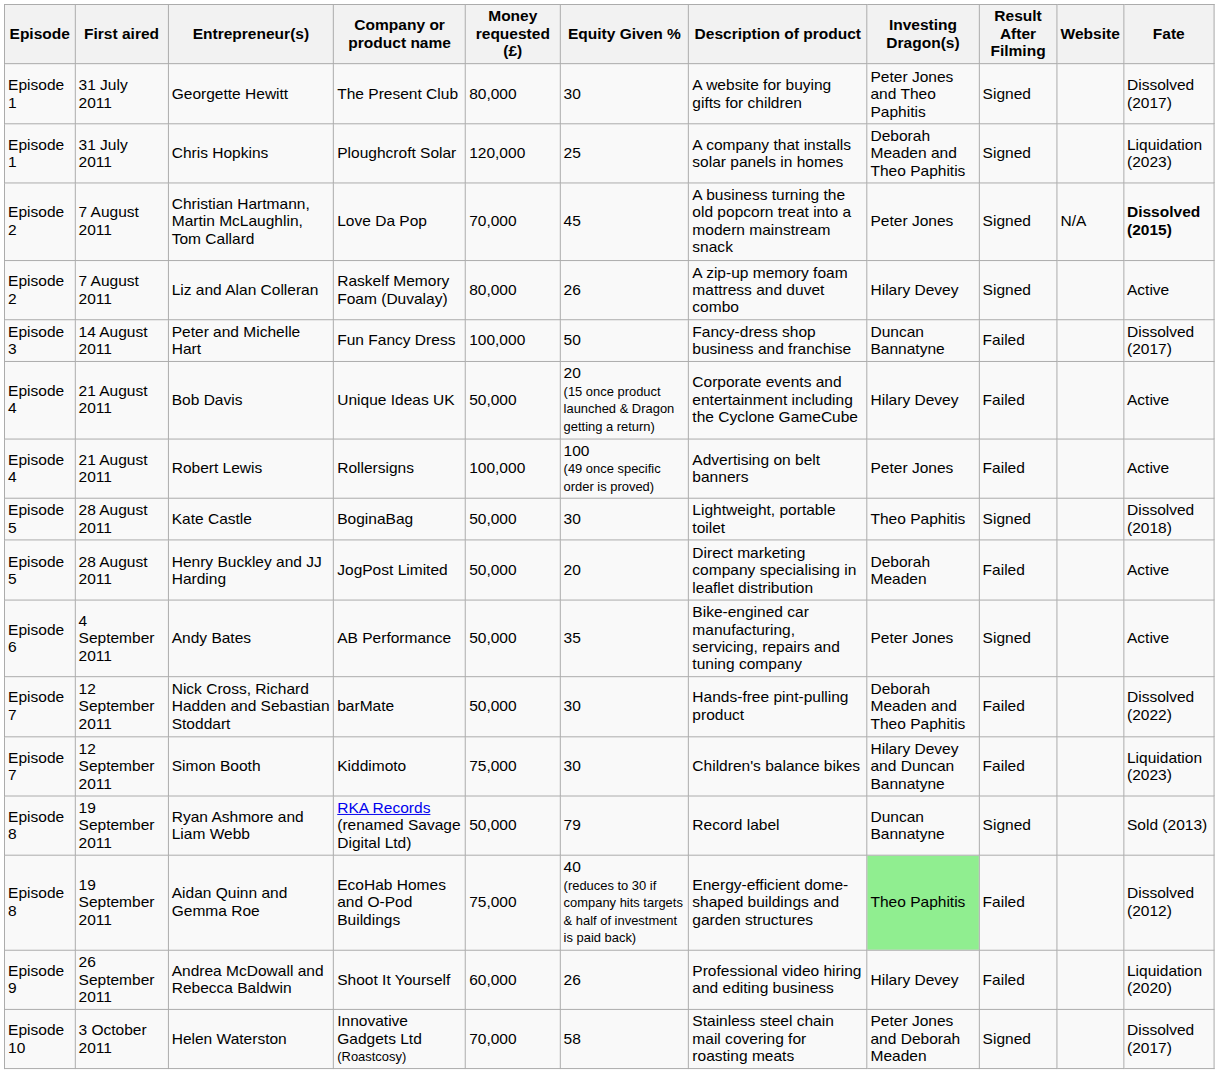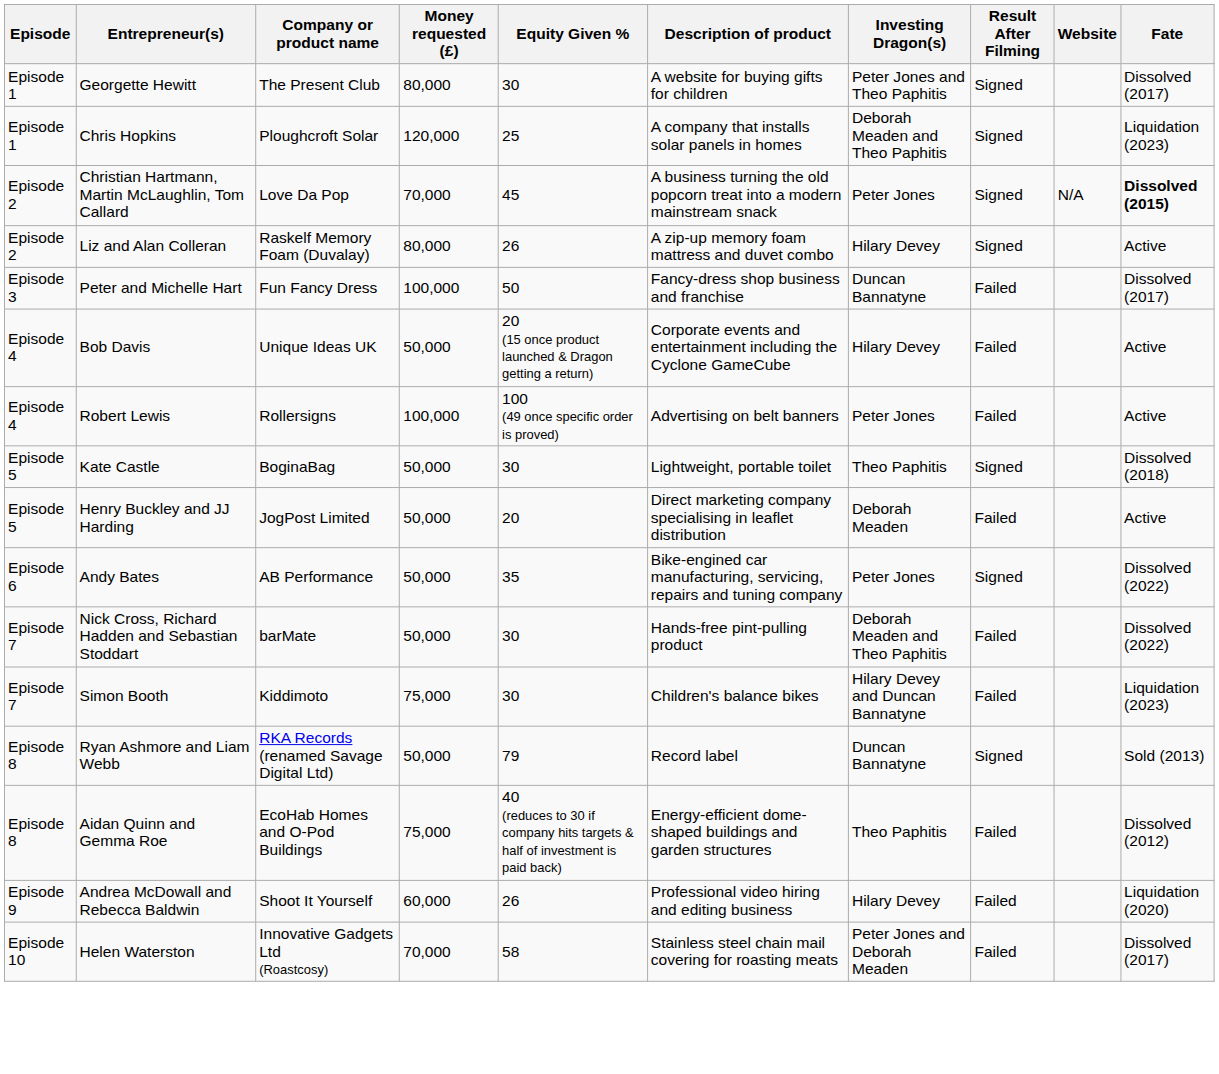- column: (122, 34)
(1148, 638) Active -> (1158, 577) Dissolved (2022)
(918, 902) lightgreen background -> (899, 832) no background
(1007, 1039) Signed -> (996, 951) Failed
